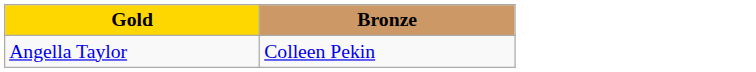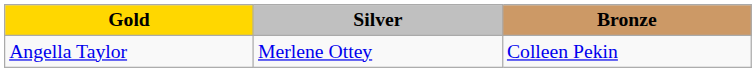+ column: (378, 20)
